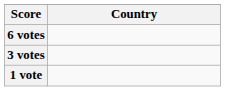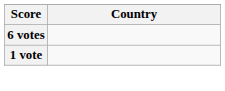- row: (26, 55)
